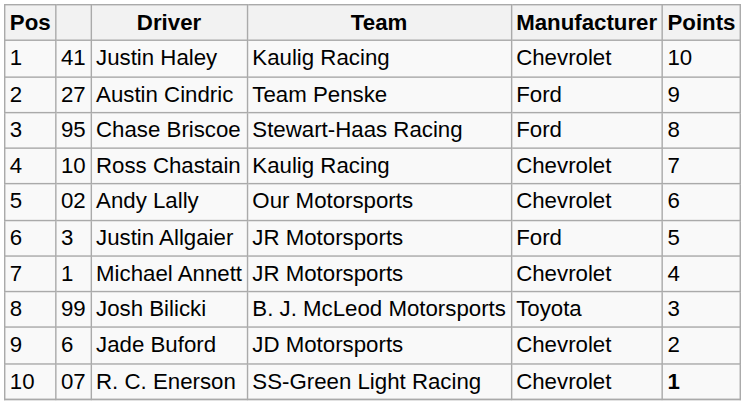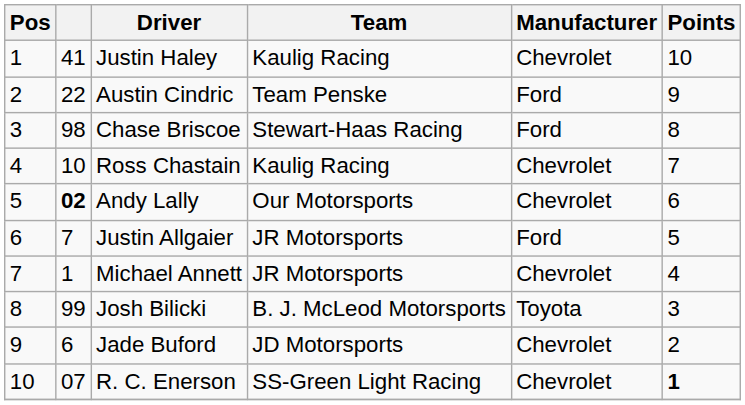(73, 93) 27 -> (73, 93) 22
(73, 129) 95 -> (73, 129) 98
(73, 201) normal -> (73, 201) bold
(67, 237) 3 -> (67, 237) 7
